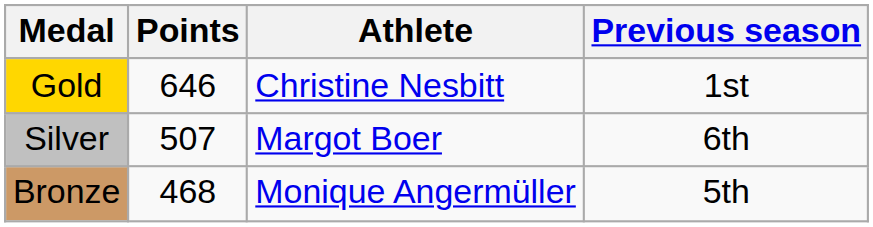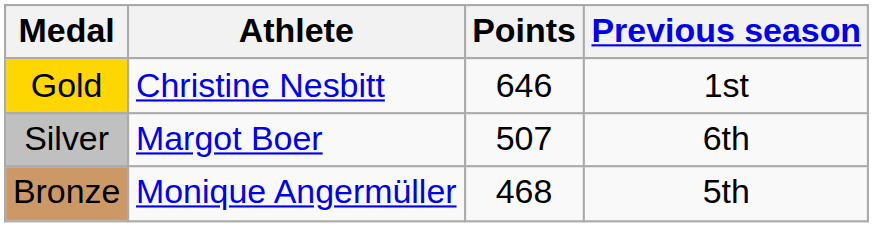columns swapped: (416, 31) <-> (188, 31)
